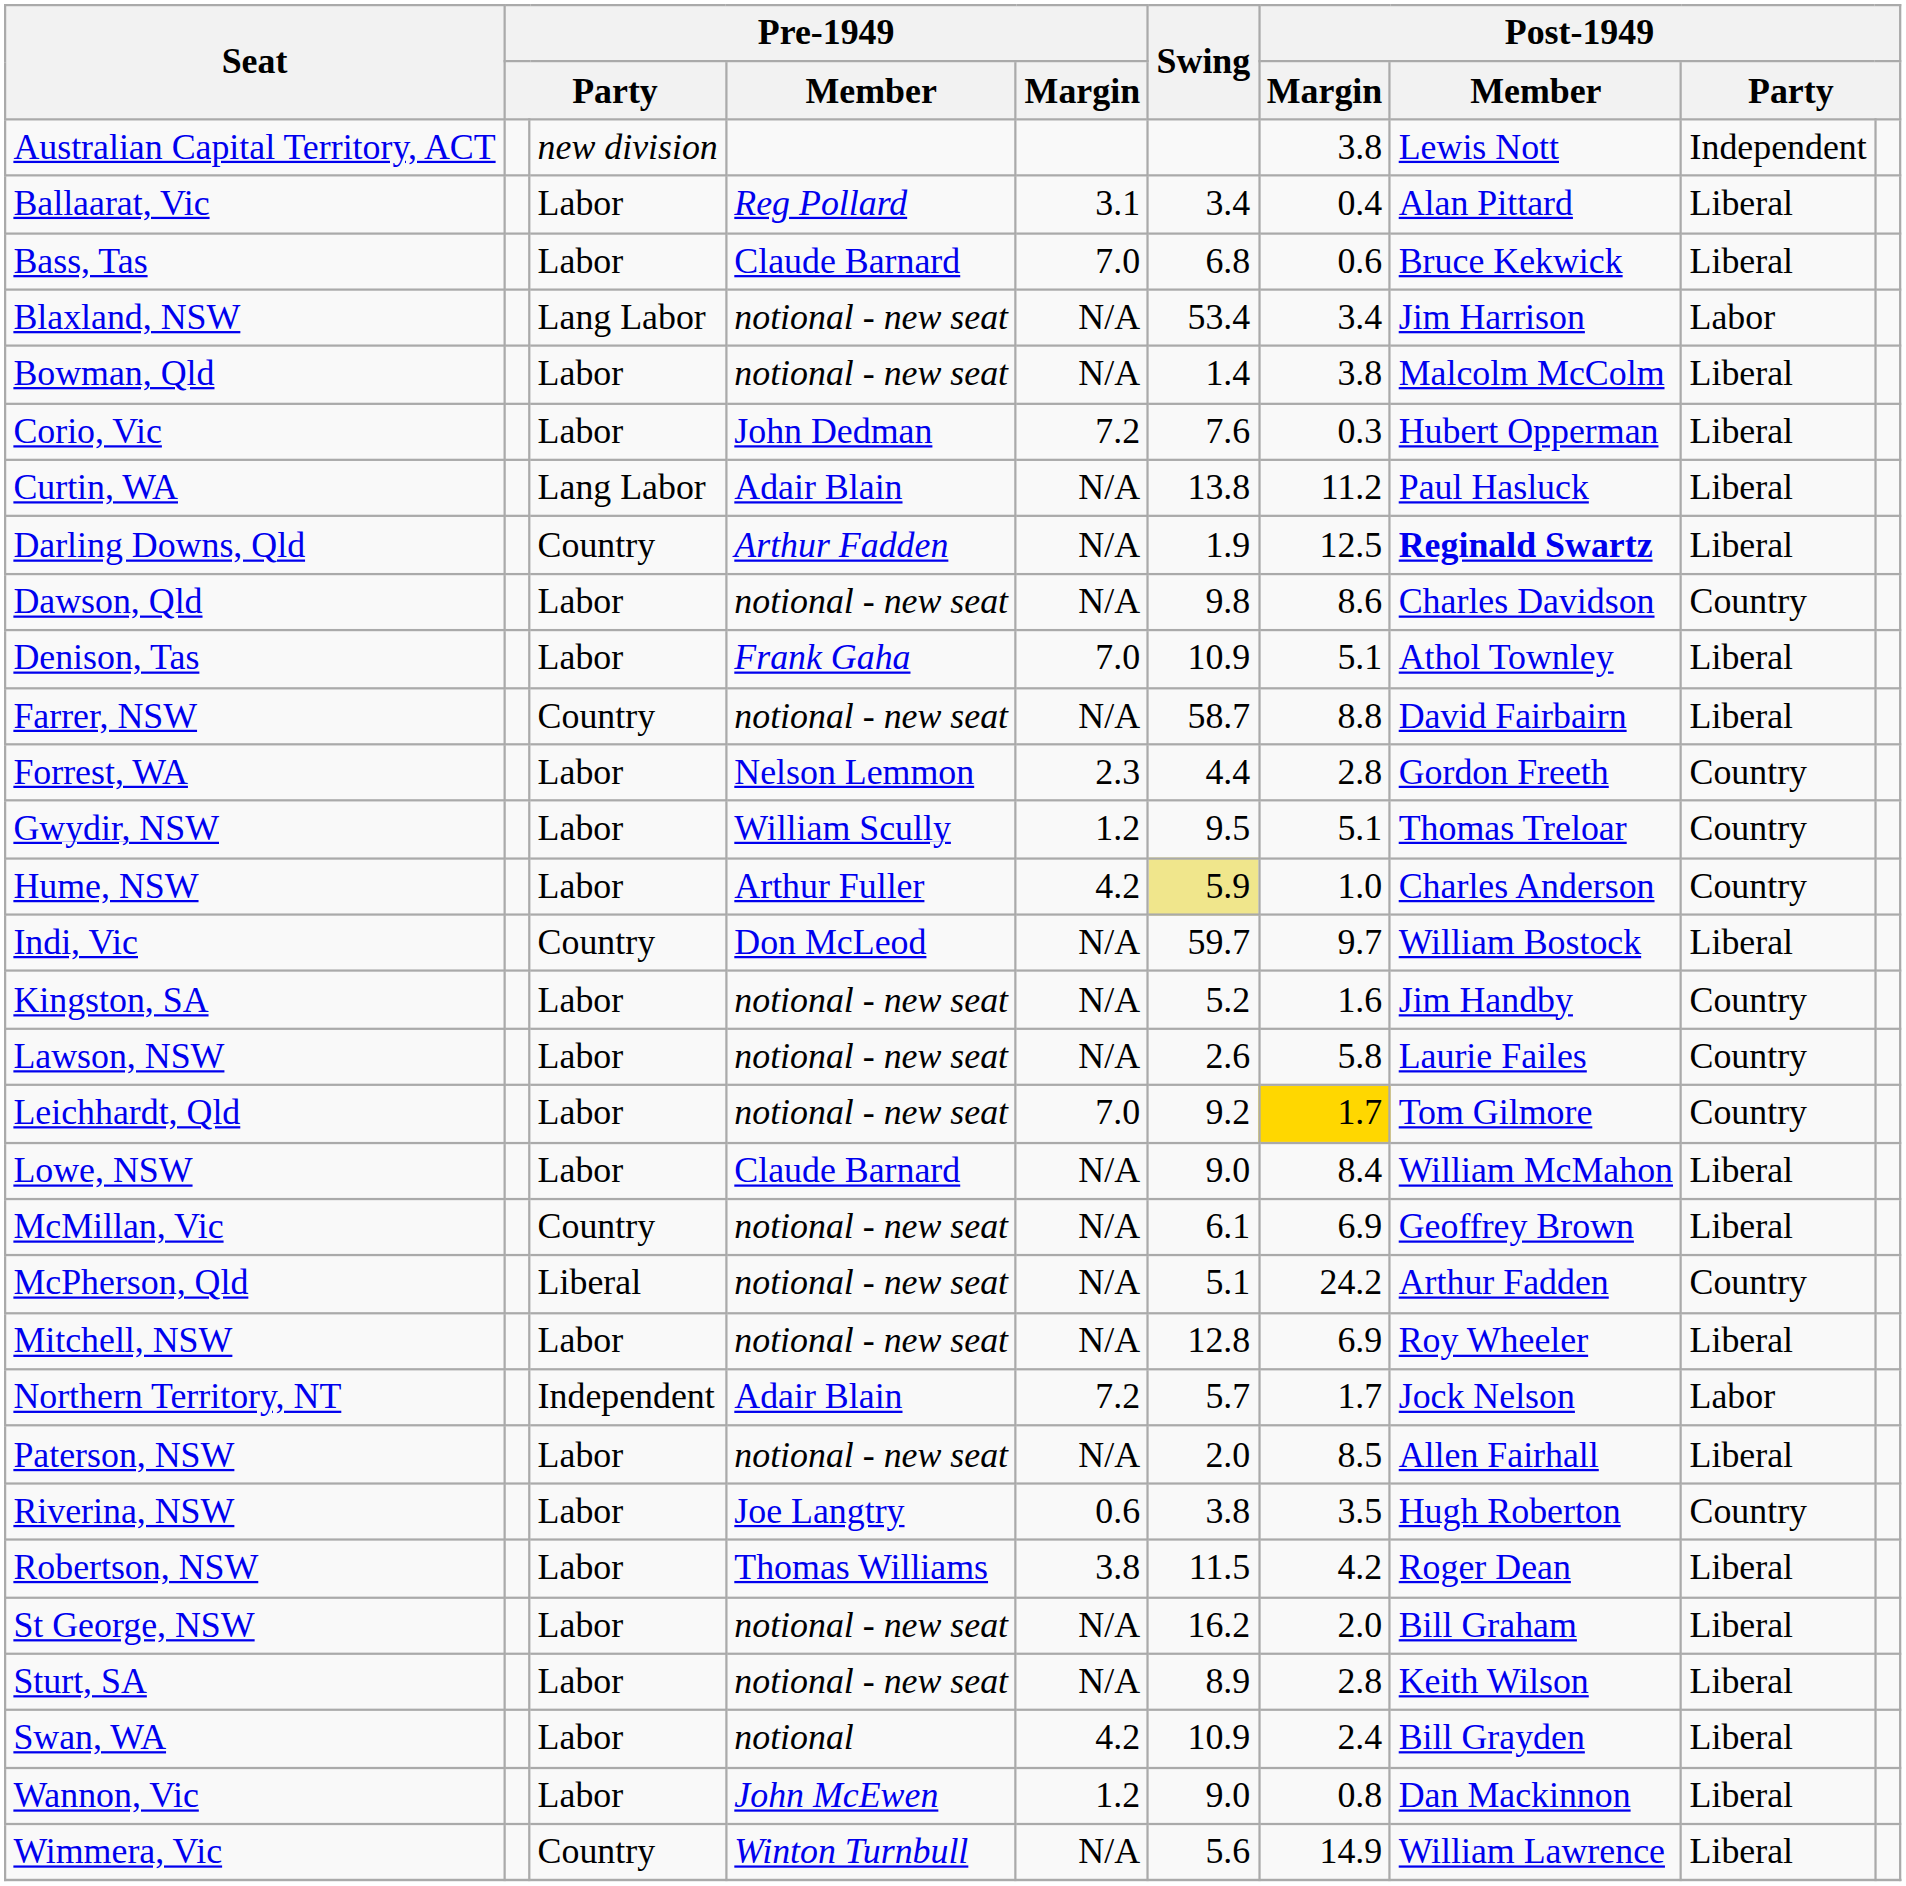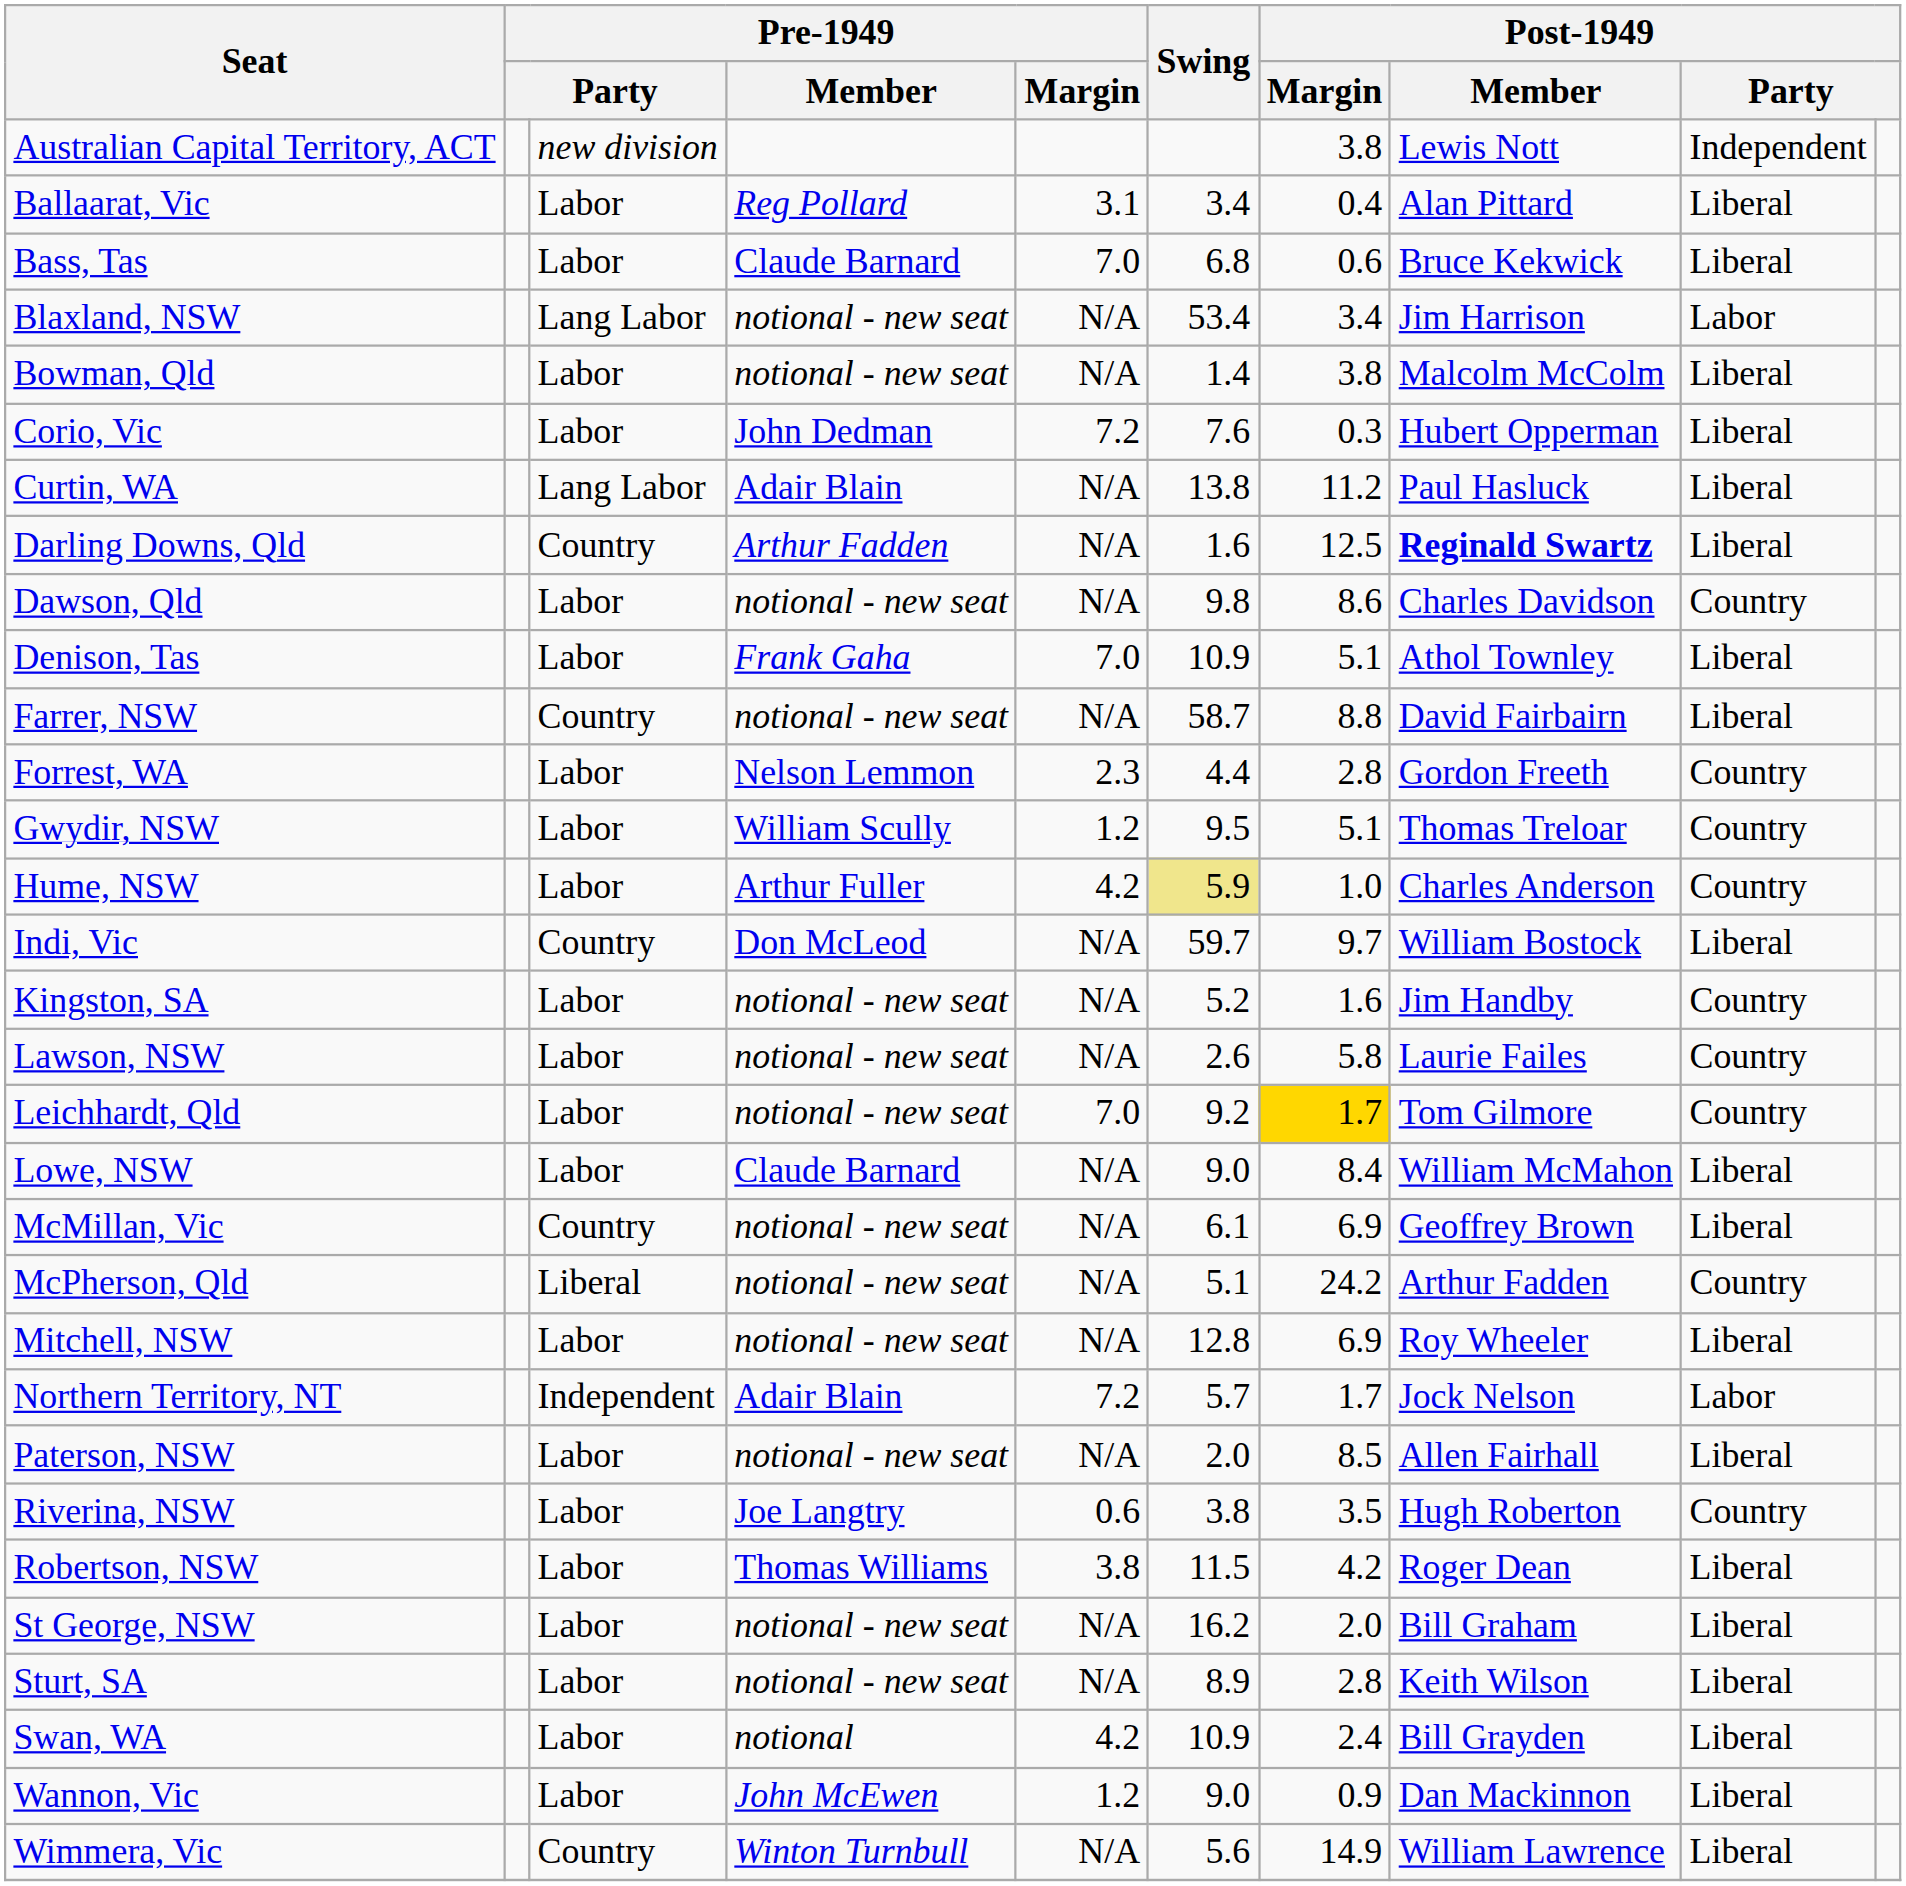(1228, 544) 1.9 -> (1228, 544) 1.6
(1360, 1794) 0.8 -> (1360, 1794) 0.9
